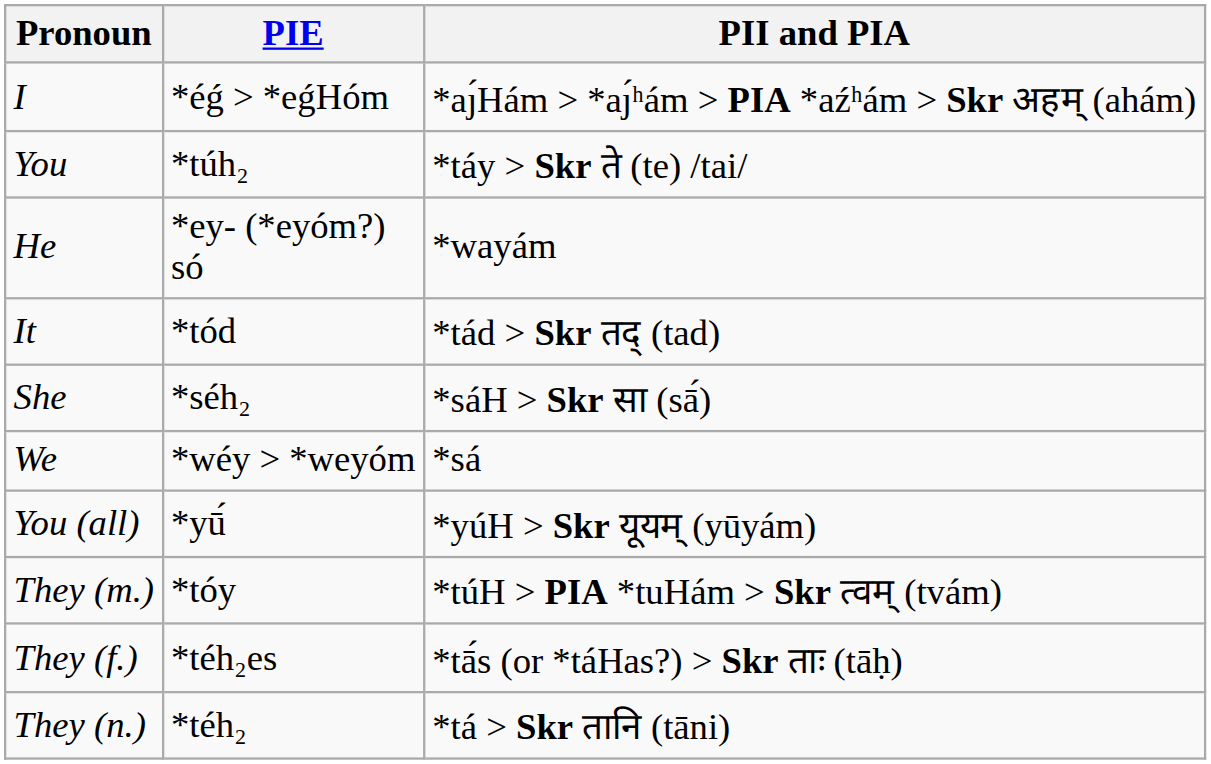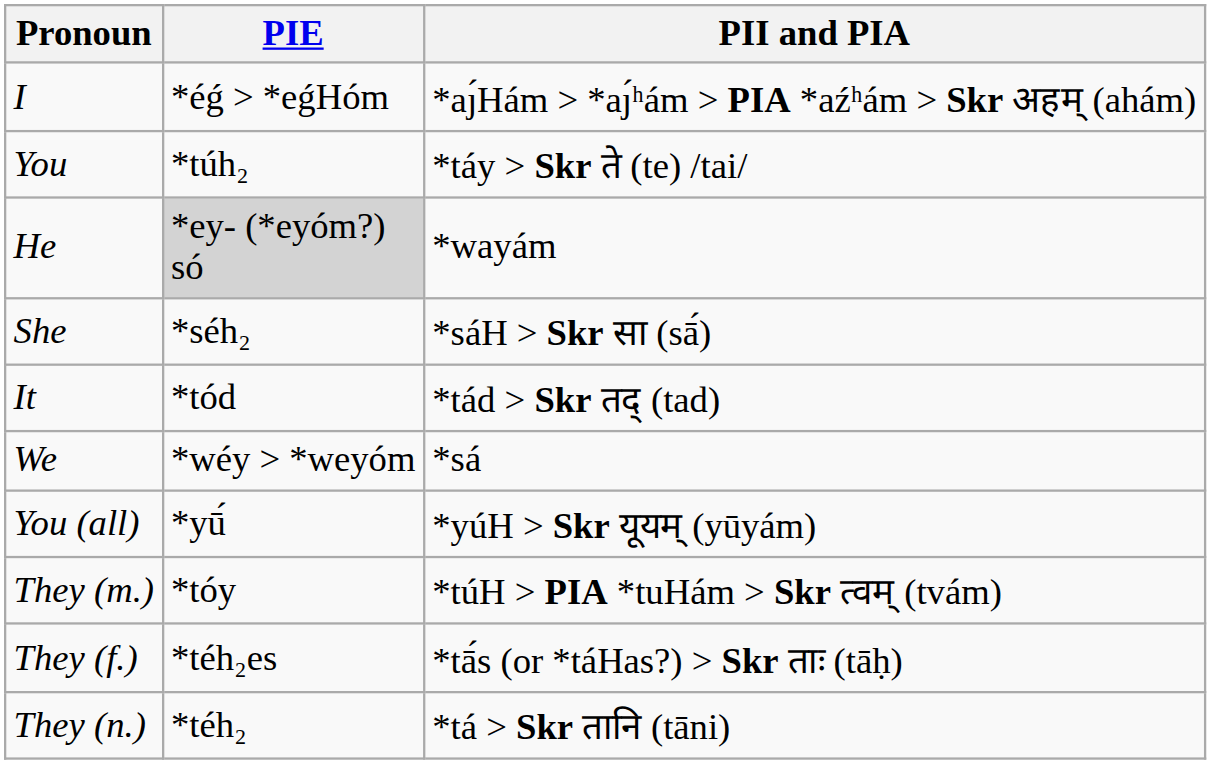(278, 246) no background -> (278, 246) lightgrey background
rows swapped: (40, 397) <-> (25, 330)
